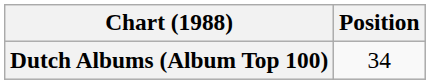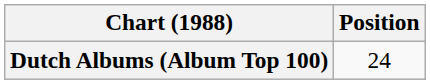(379, 60) 34 -> (379, 60) 24
